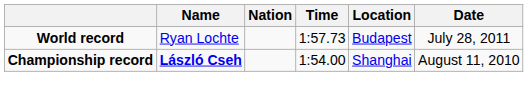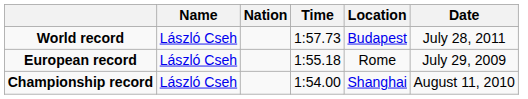(199, 37) Ryan Lochte -> (198, 37) László Cseh
+ row: (80, 60)
(201, 60) bold -> (198, 82) normal
